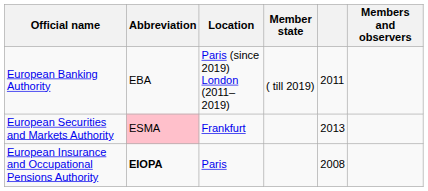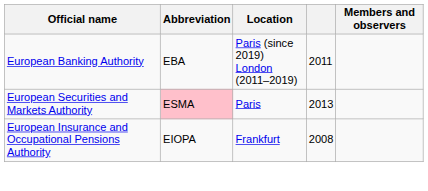- column: (291, 25)
(224, 129) Frankfurt -> (248, 104) Paris
(146, 165) bold -> (179, 140) normal
(214, 165) Paris -> (258, 140) Frankfurt
